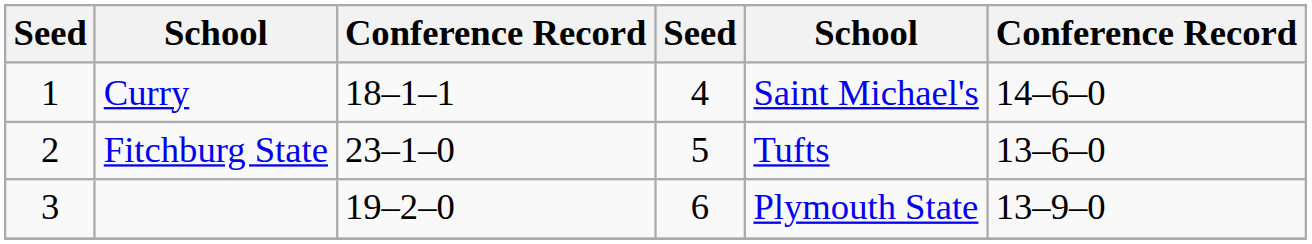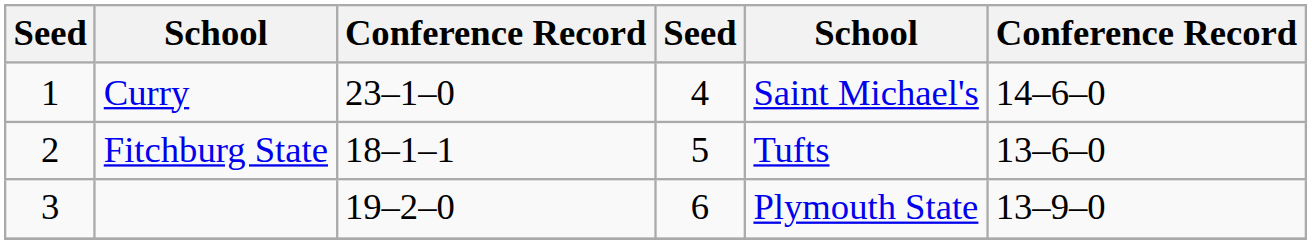(400, 91) 18–1–1 -> (400, 91) 23–1–0
(400, 149) 23–1–0 -> (400, 149) 18–1–1
